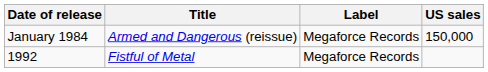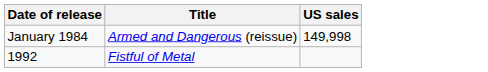- column: (361, 15)
(449, 36) 150,000 -> (327, 36) 149,998
